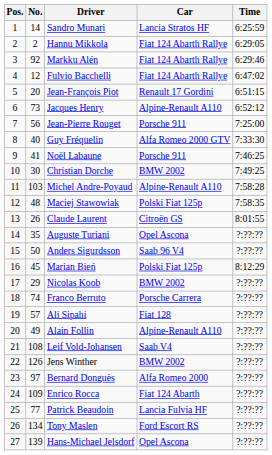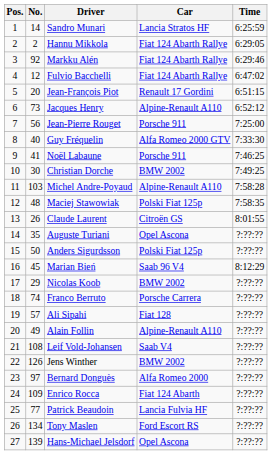(161, 251) Saab 96 V4 -> (171, 251) Polski Fiat 125p
(171, 267) Polski Fiat 125p -> (161, 267) Saab 96 V4
